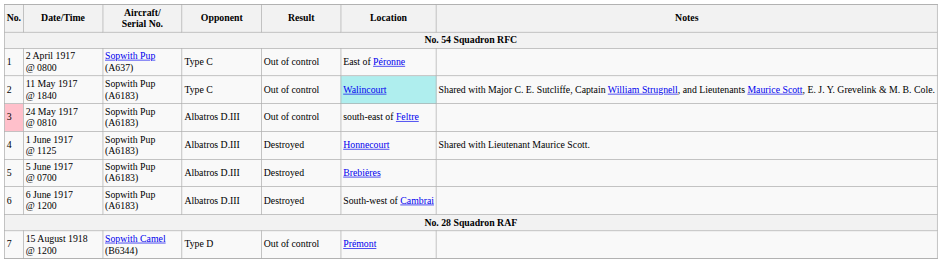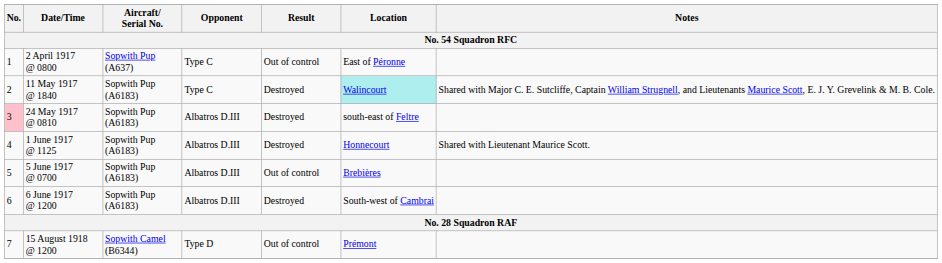(292, 90) Out of control -> (284, 90) Destroyed
(292, 118) Out of control -> (284, 118) Destroyed
(284, 173) Destroyed -> (292, 173) Out of control
